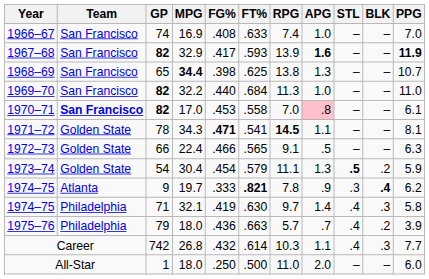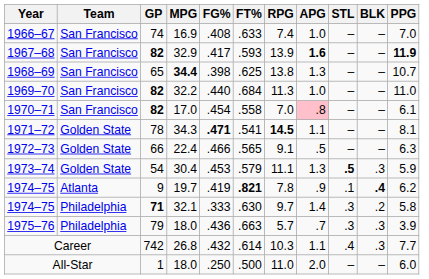(102, 110) bold -> (99, 110) normal
(224, 110) .453 -> (219, 110) .454
(224, 168) .454 -> (219, 168) .453
(385, 168) .2 -> (380, 168) .3
(224, 187) .333 -> (219, 187) .419
(355, 187) .3 -> (349, 187) .1
(162, 207) normal -> (157, 207) bold
(224, 207) .419 -> (219, 207) .333
(355, 207) .4 -> (349, 207) .3
(385, 207) .3 -> (380, 207) .2
(355, 226) .4 -> (349, 226) .3
(385, 226) .2 -> (380, 226) .3
